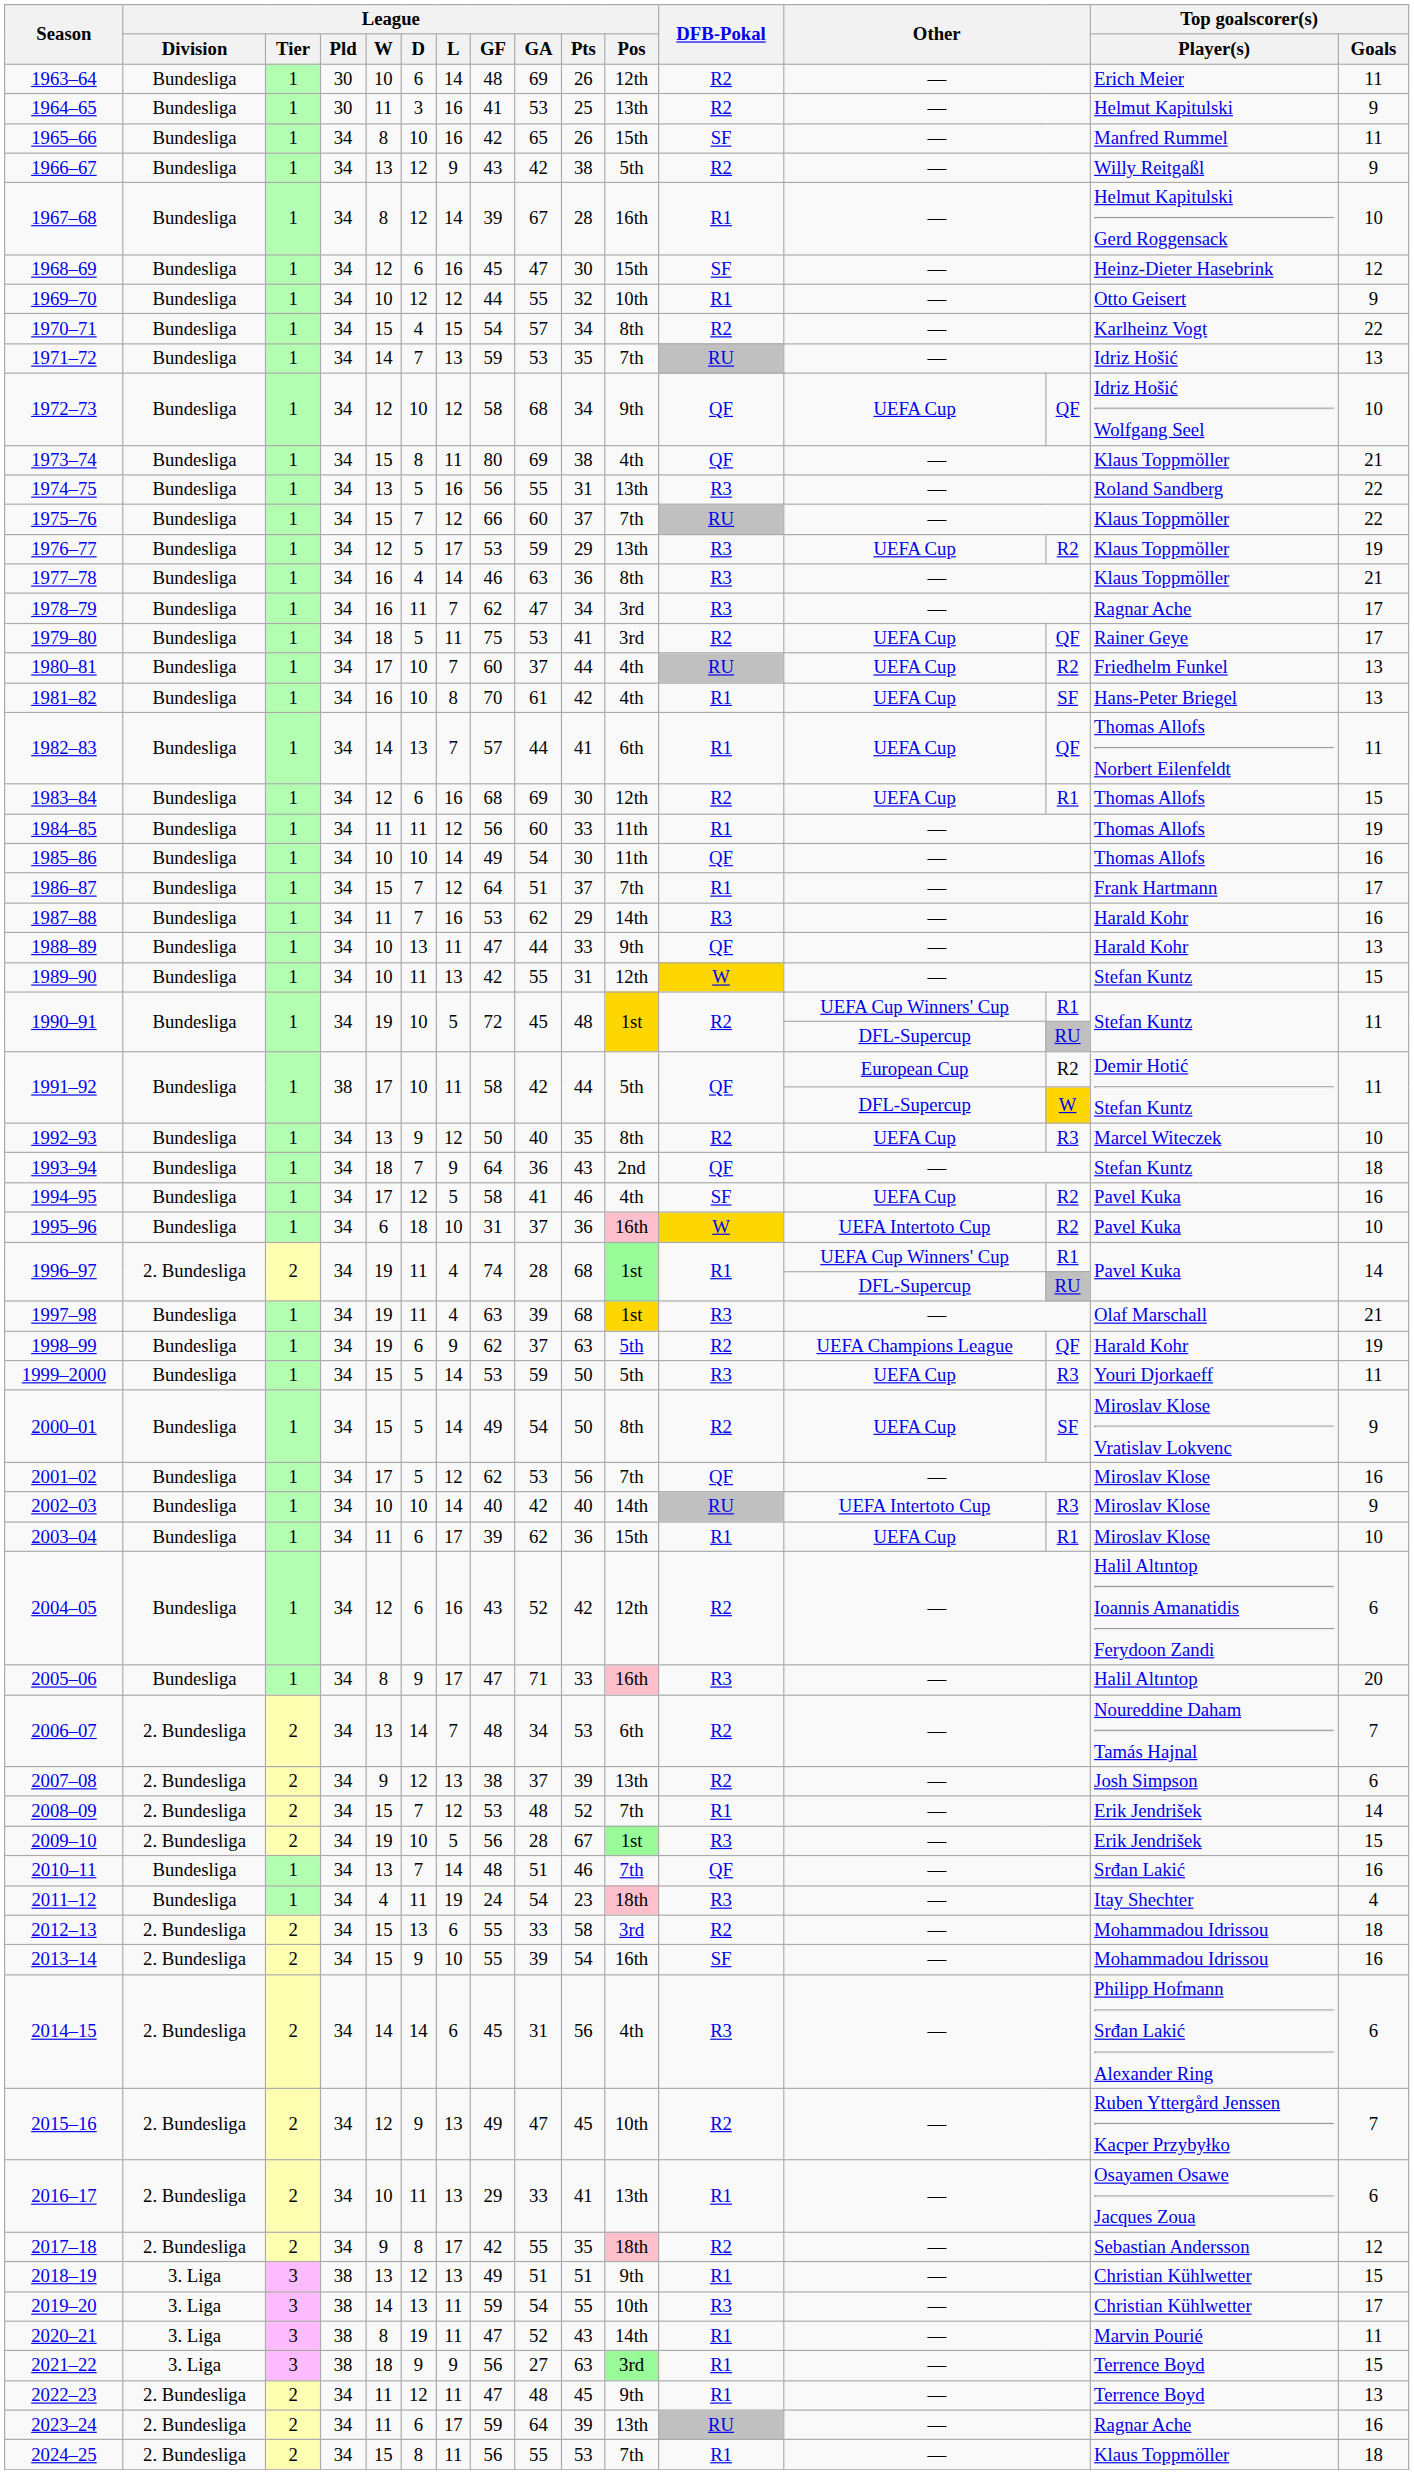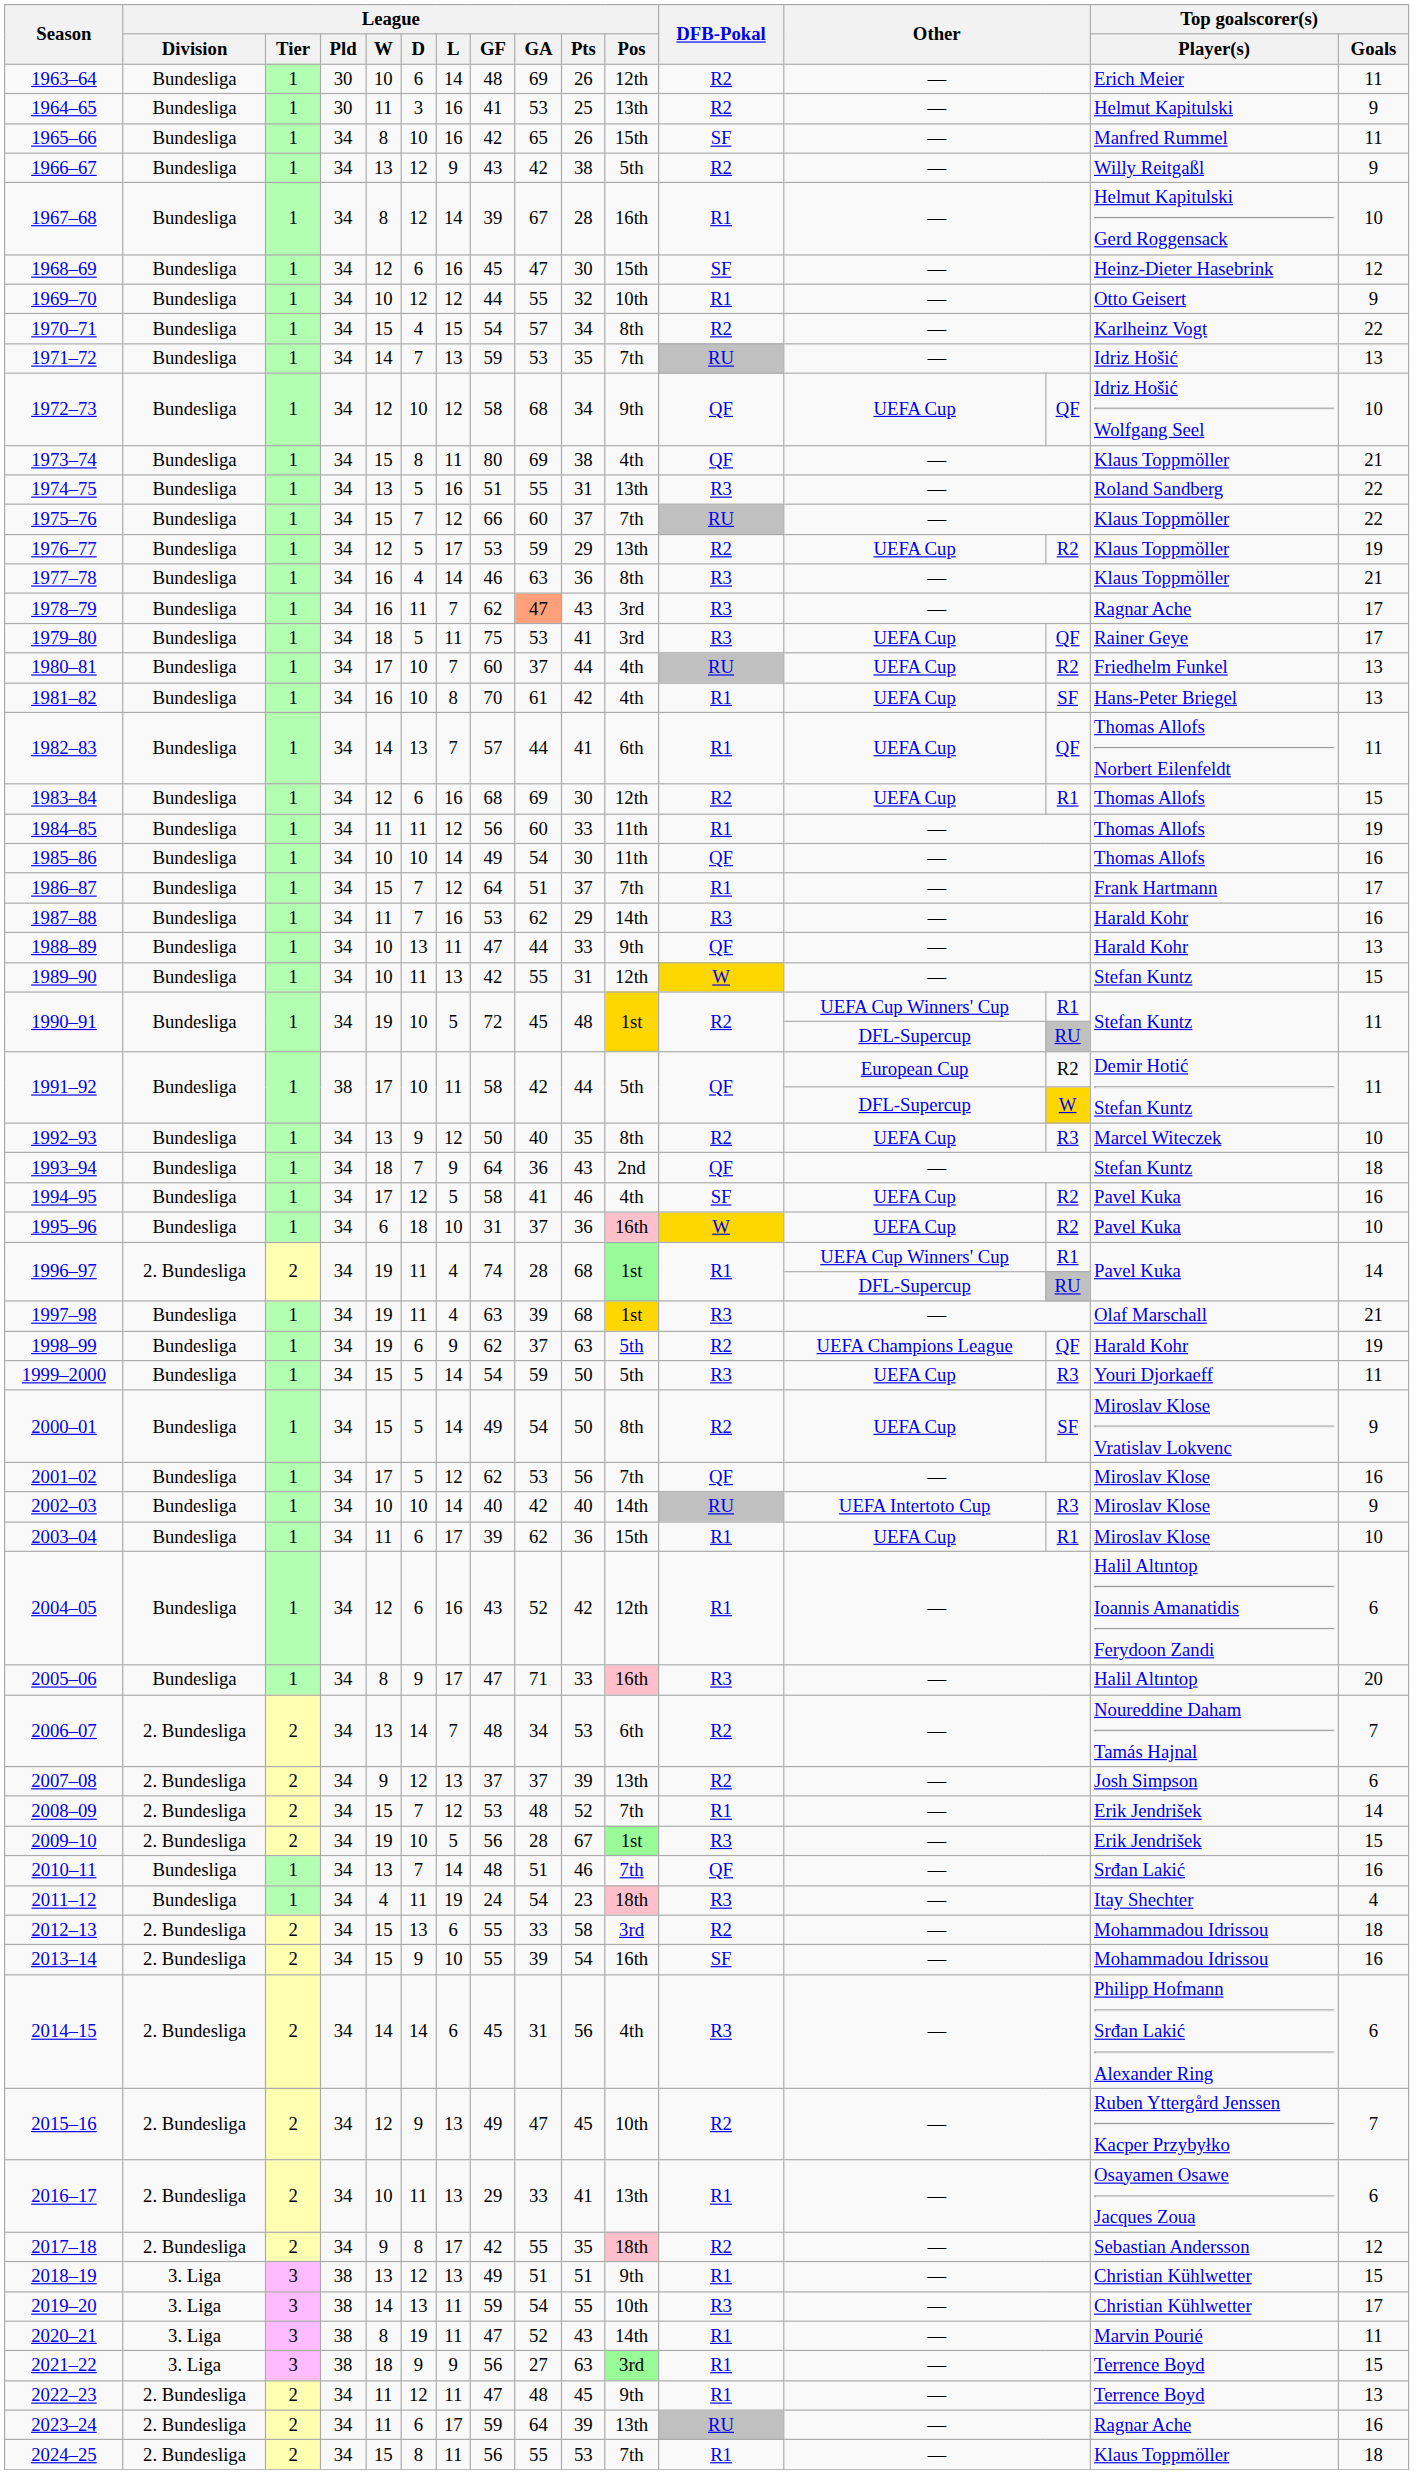(493, 489) 56 -> (493, 489) 51
(721, 548) R3 -> (721, 548) R2
(538, 608) no background -> (538, 608) lightsalmon background
(583, 608) 34 -> (583, 608) 43
(721, 637) R2 -> (721, 637) R3
(915, 1226) UEFA Intertoto Cup -> (915, 1226) UEFA Cup
(493, 1375) 53 -> (493, 1375) 54
(721, 1608) R2 -> (721, 1608) R1
(493, 1781) 38 -> (493, 1781) 37
